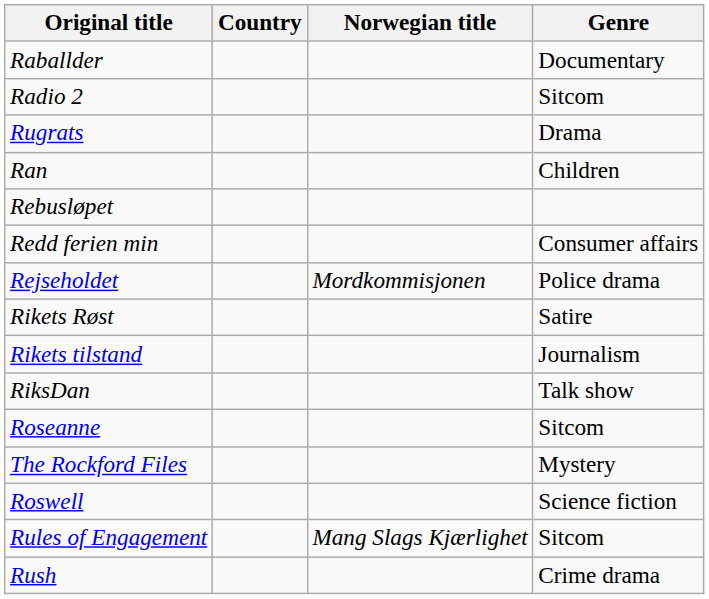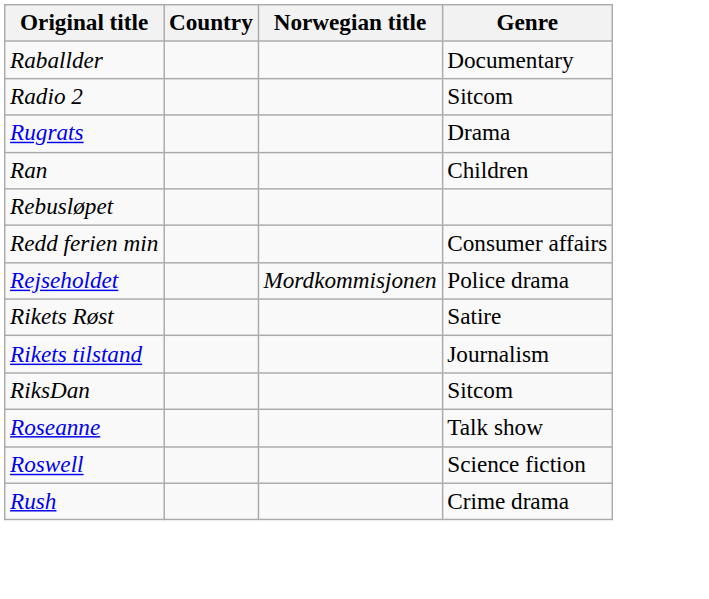(586, 390) Talk show -> (480, 390) Sitcom
(571, 427) Sitcom -> (495, 427) Talk show
- row: (99, 464)
- row: (109, 538)
